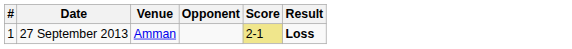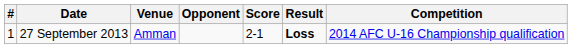+ column: (447, 14)
(255, 33) khaki background -> (255, 33) no background
